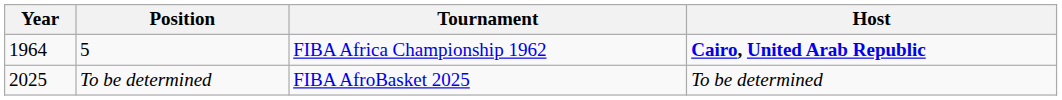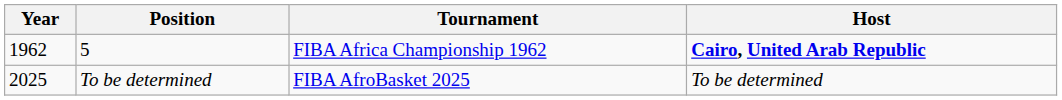(28, 49) 1964 -> (28, 49) 1962
